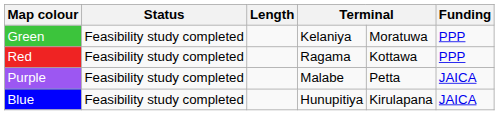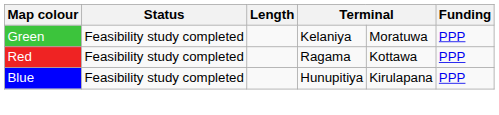- row: (27, 78)
(458, 99) JAICA -> (452, 78) PPP
